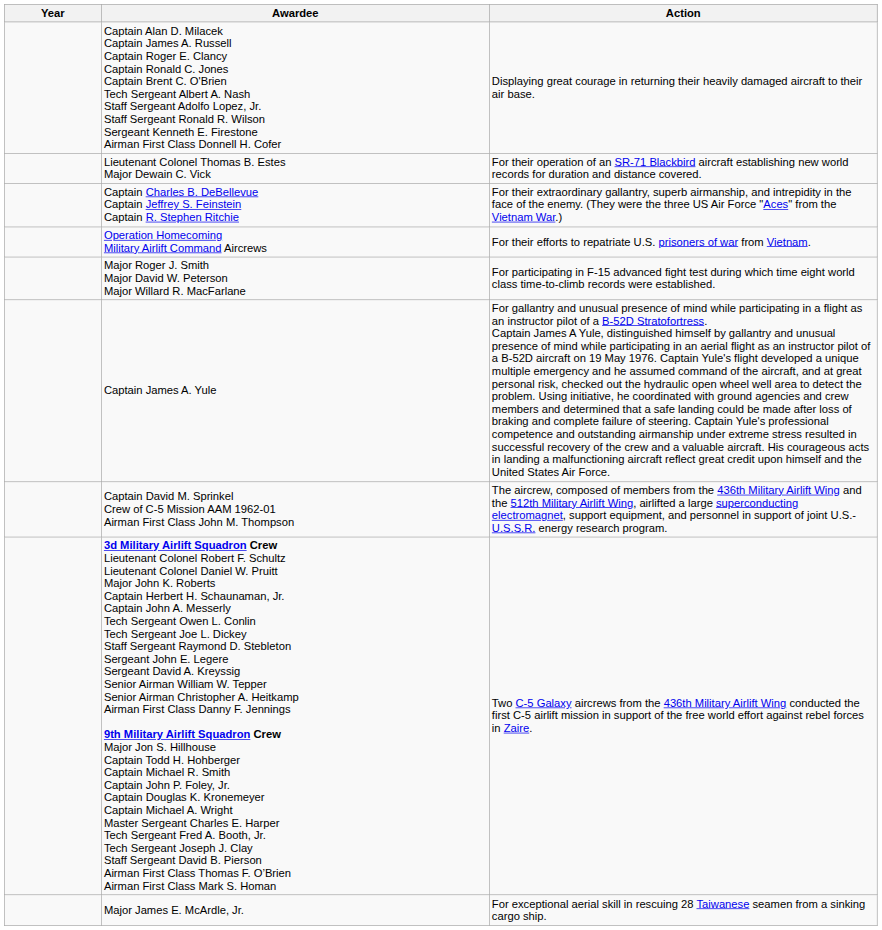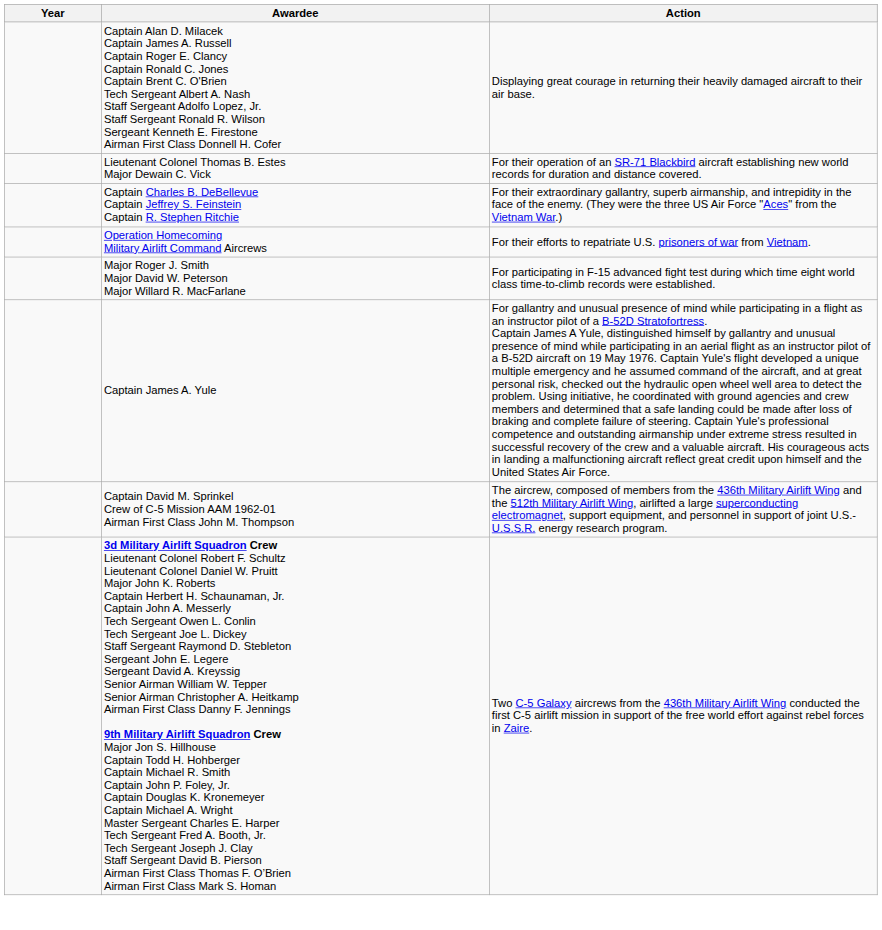- row: (174, 910)
